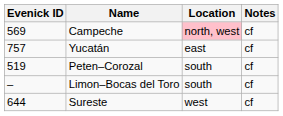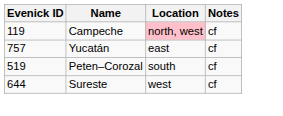(16, 31) 569 -> (16, 31) 119
- row: (124, 84)
